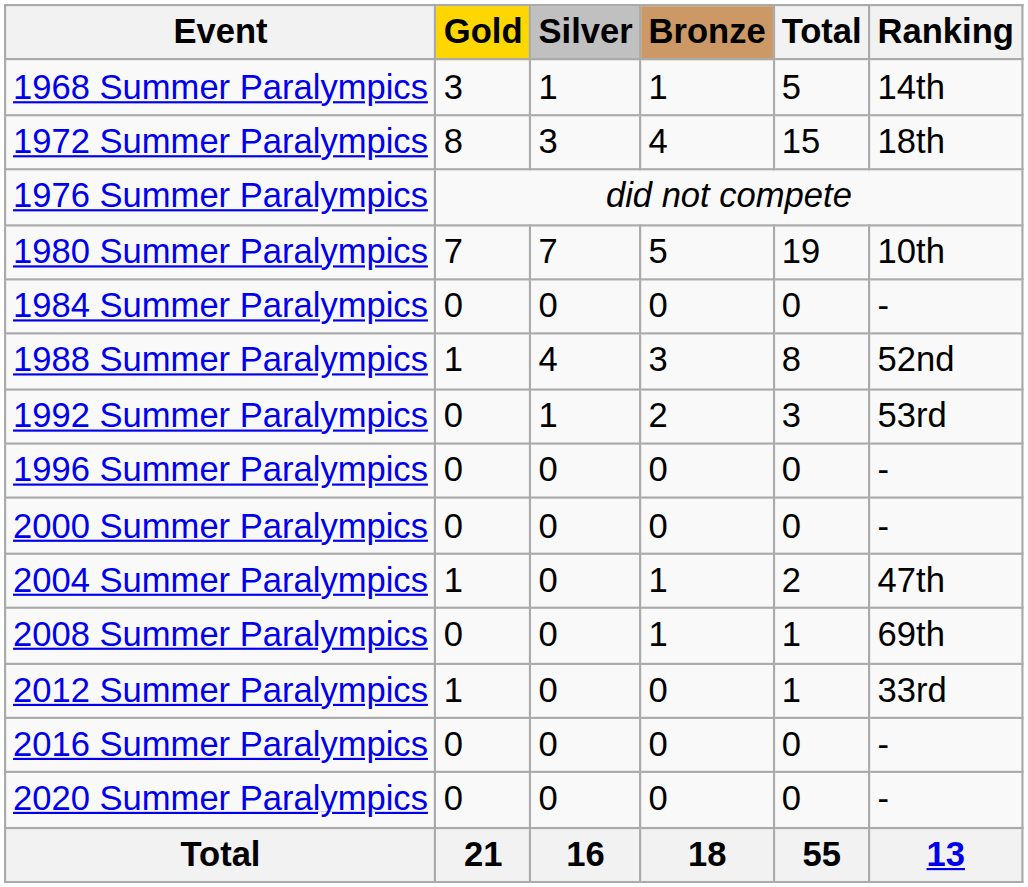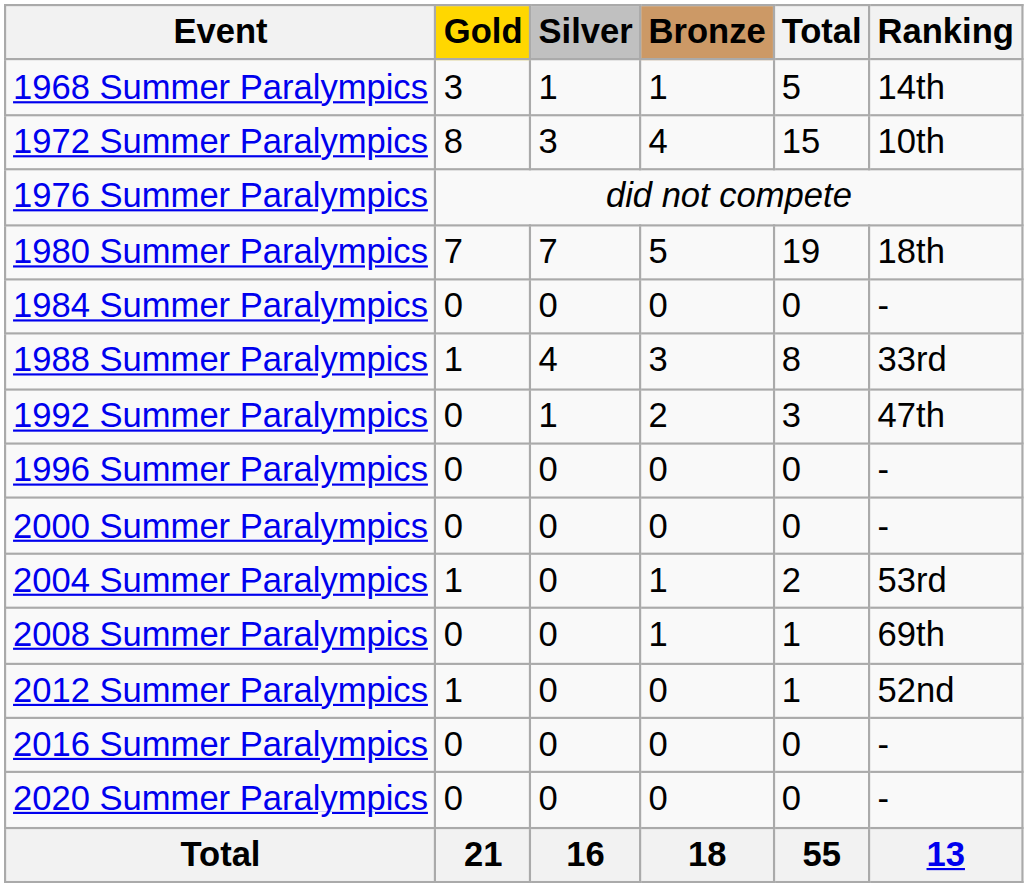(911, 141) 18th -> (911, 141) 10th
(911, 251) 10th -> (911, 251) 18th
(916, 360) 52nd -> (912, 360) 33rd
(912, 415) 53rd -> (911, 415) 47th
(911, 580) 47th -> (912, 580) 53rd
(912, 689) 33rd -> (916, 689) 52nd
